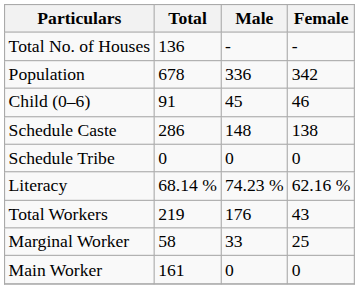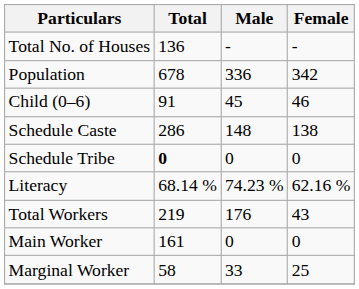(163, 158) normal -> (163, 158) bold
rows swapped: (55, 269) <-> (69, 241)
